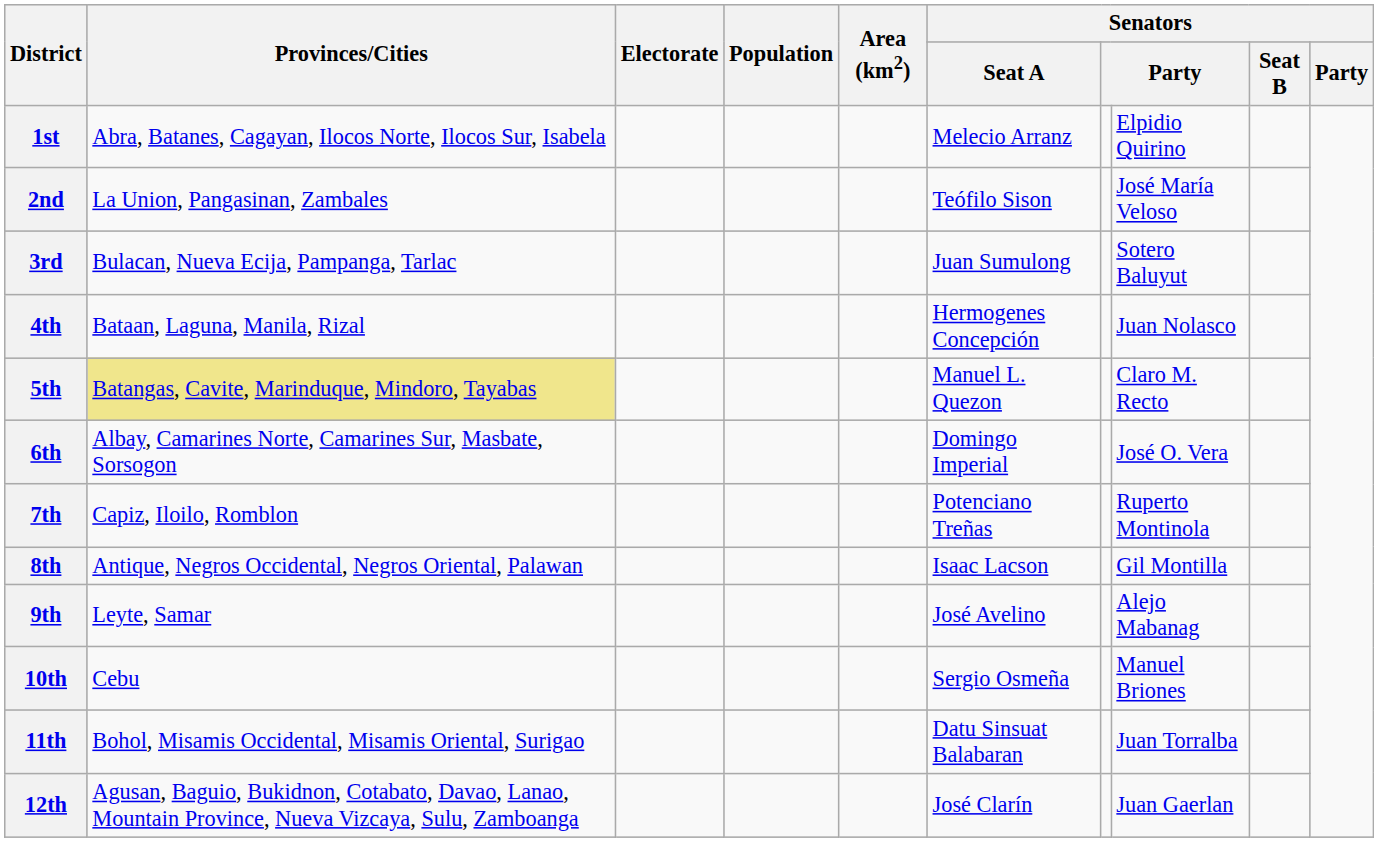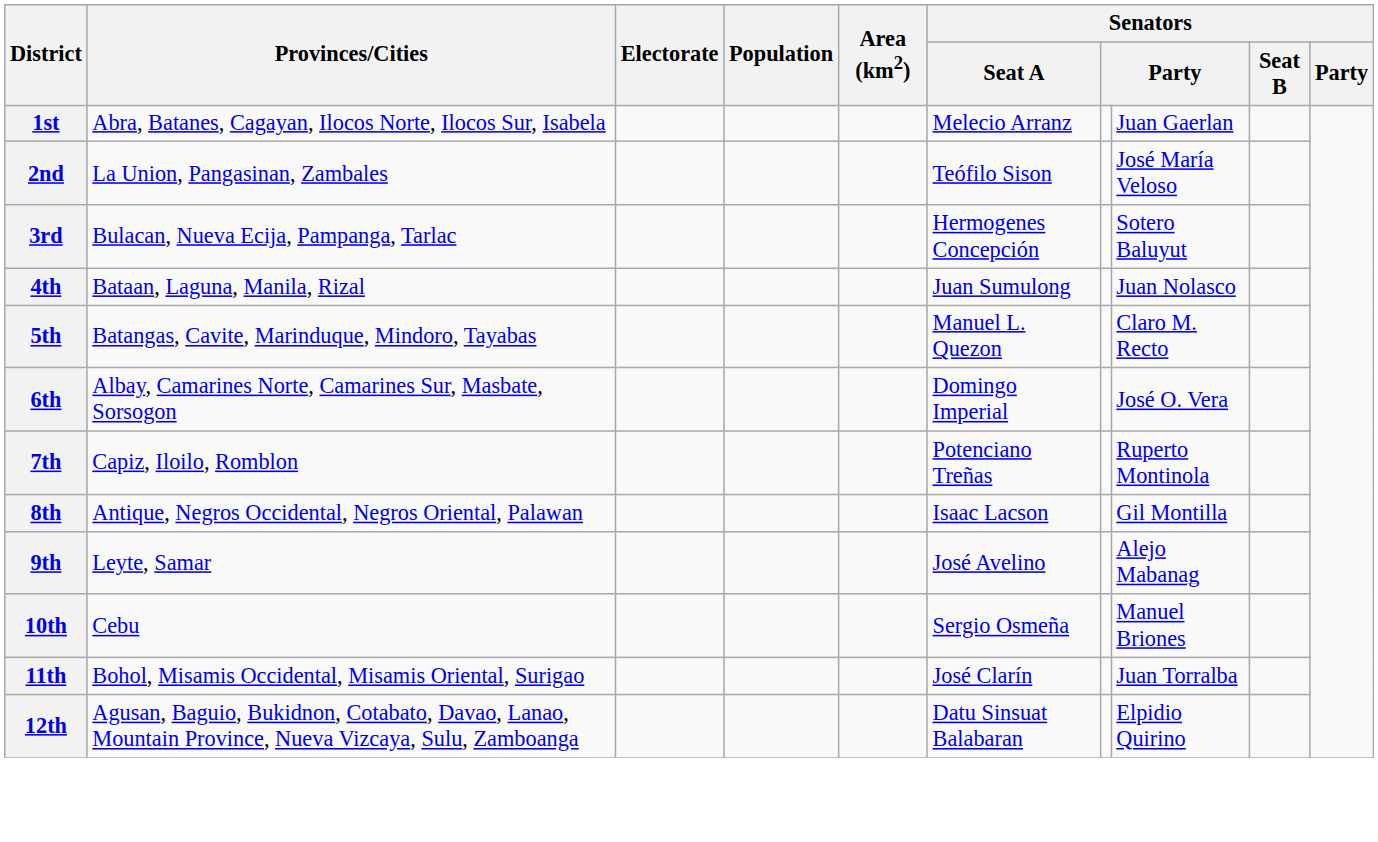(1151, 136) Elpidio Quirino -> (1175, 123) Juan Gaerlan
(1002, 262) Juan Sumulong -> (989, 236) Hermogenes Concepción
(989, 325) Hermogenes Concepción -> (1002, 286) Juan Sumulong
(314, 389) khaki background -> (314, 336) no background
(990, 741) Datu Sinsuat Balabaran -> (982, 675) José Clarín
(982, 804) José Clarín -> (990, 725) Datu Sinsuat Balabaran
(1175, 804) Juan Gaerlan -> (1151, 725) Elpidio Quirino
